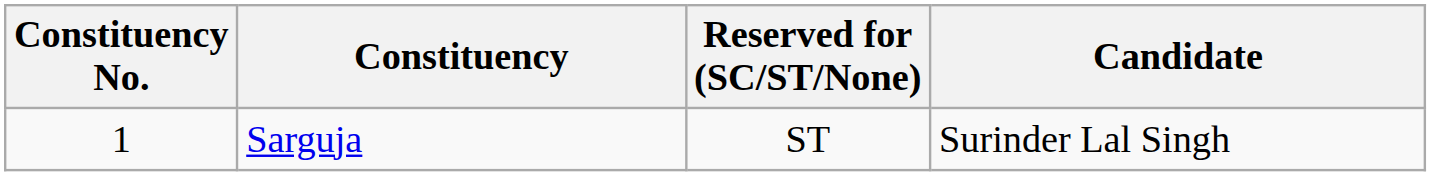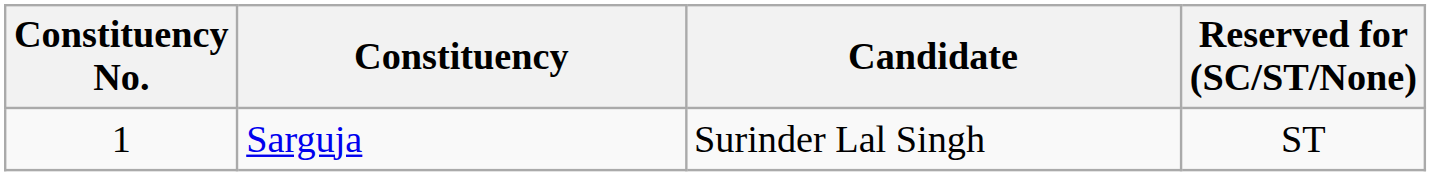columns swapped: (808, 56) <-> (1178, 56)
